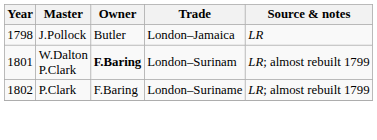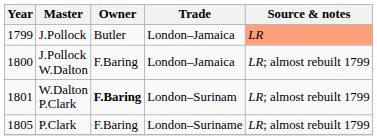(20, 34) 1798 -> (20, 34) 1799
(256, 34) no background -> (256, 34) lightsalmon background
+ row: (63, 62)
(20, 89) 1802 -> (20, 124) 1805
